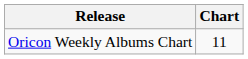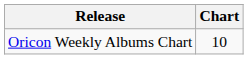(219, 41) 11 -> (219, 41) 10
